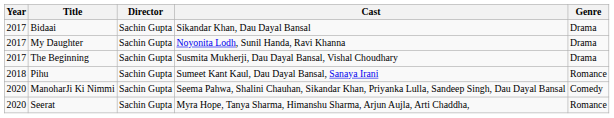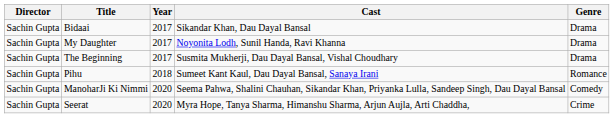columns swapped: (16, 12) <-> (146, 12)
(588, 105) Romance -> (582, 105) Crime
